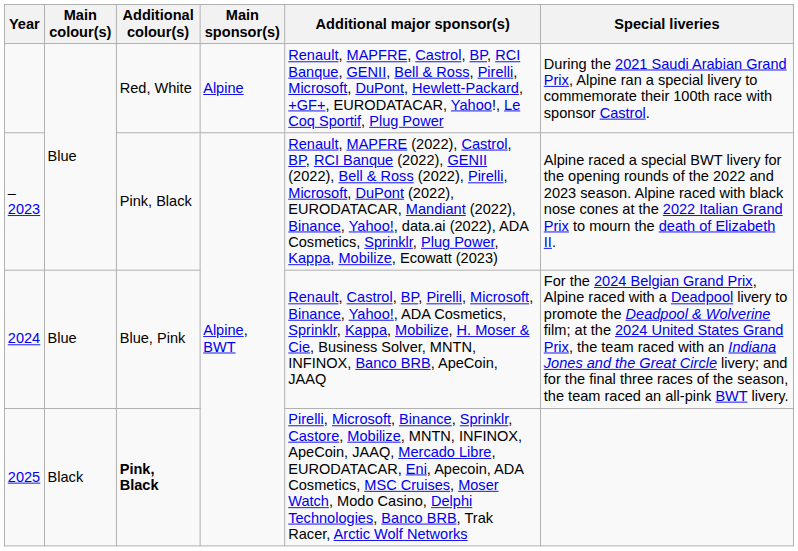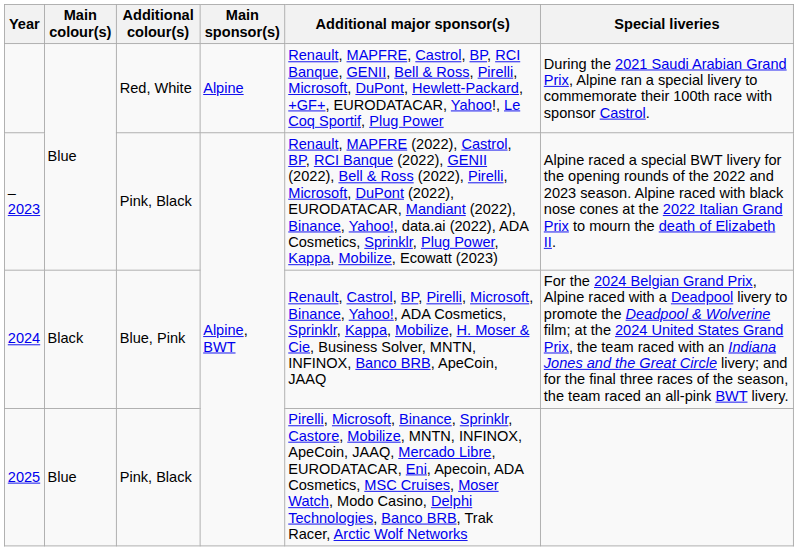(62, 339) Blue -> (65, 339) Black
(65, 476) Black -> (62, 476) Blue
(139, 476) bold -> (156, 476) normal
